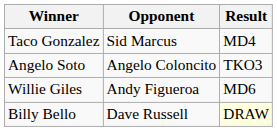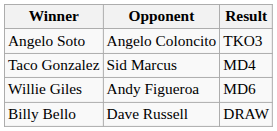rows swapped: (54, 41) <-> (47, 65)
(246, 114) lightyellow background -> (246, 114) no background
